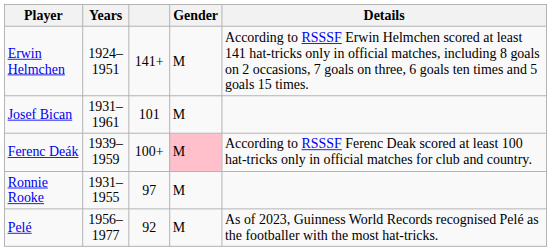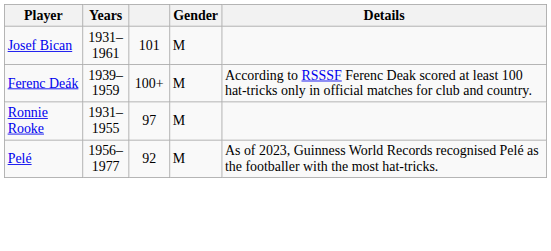- row: (36, 61)
(179, 152) pink background -> (179, 83) no background
